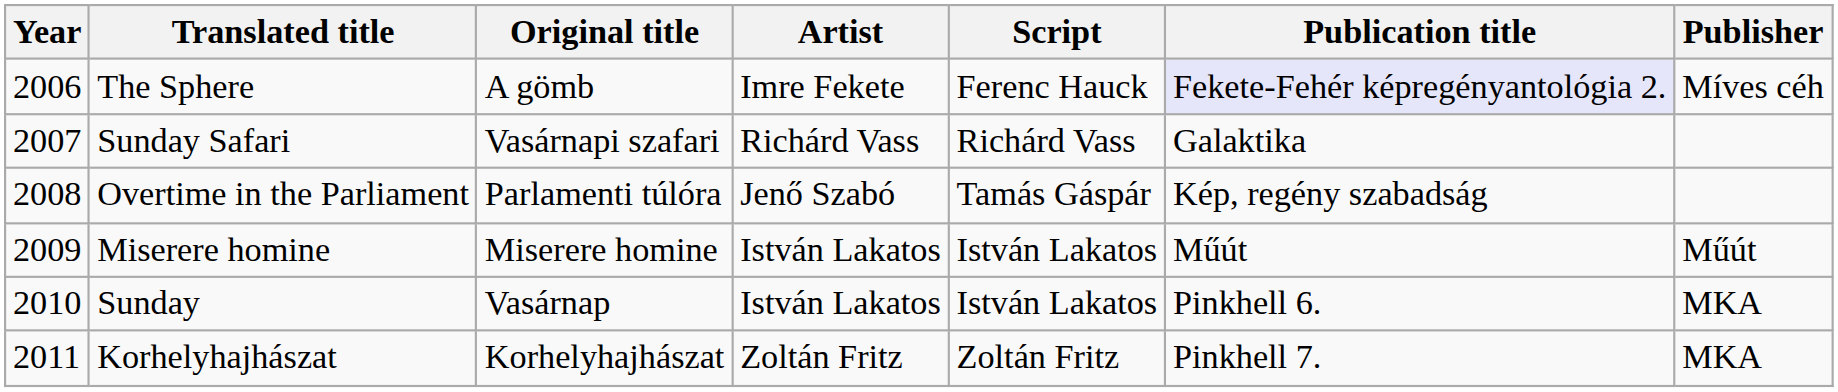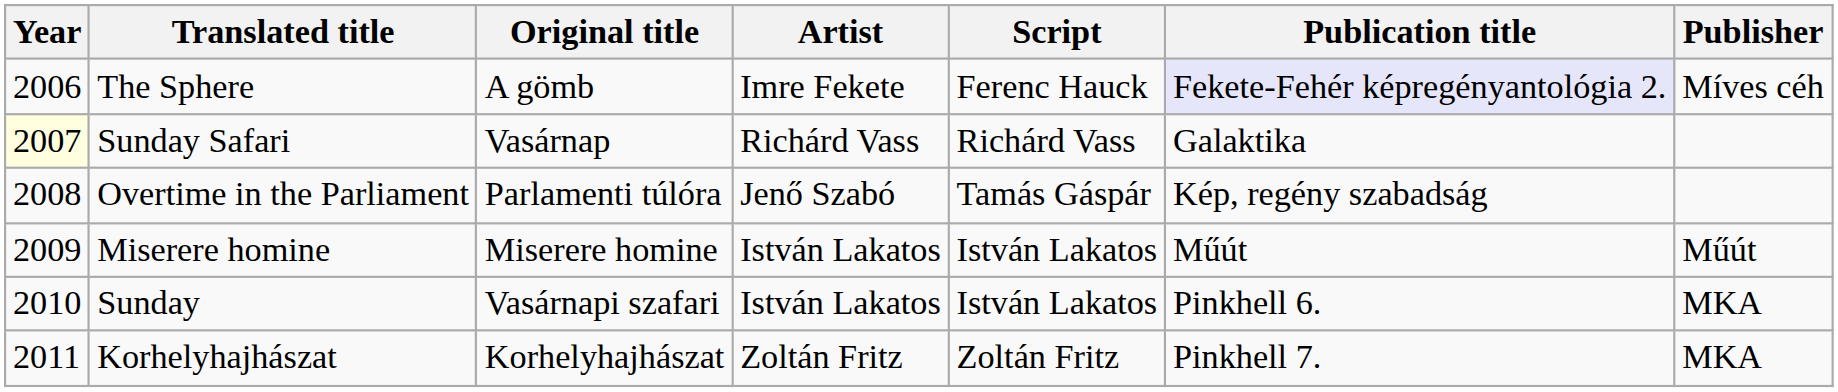(47, 140) no background -> (47, 140) lightyellow background
(602, 140) Vasárnapi szafari -> (548, 140) Vasárnap
(548, 303) Vasárnap -> (602, 303) Vasárnapi szafari
